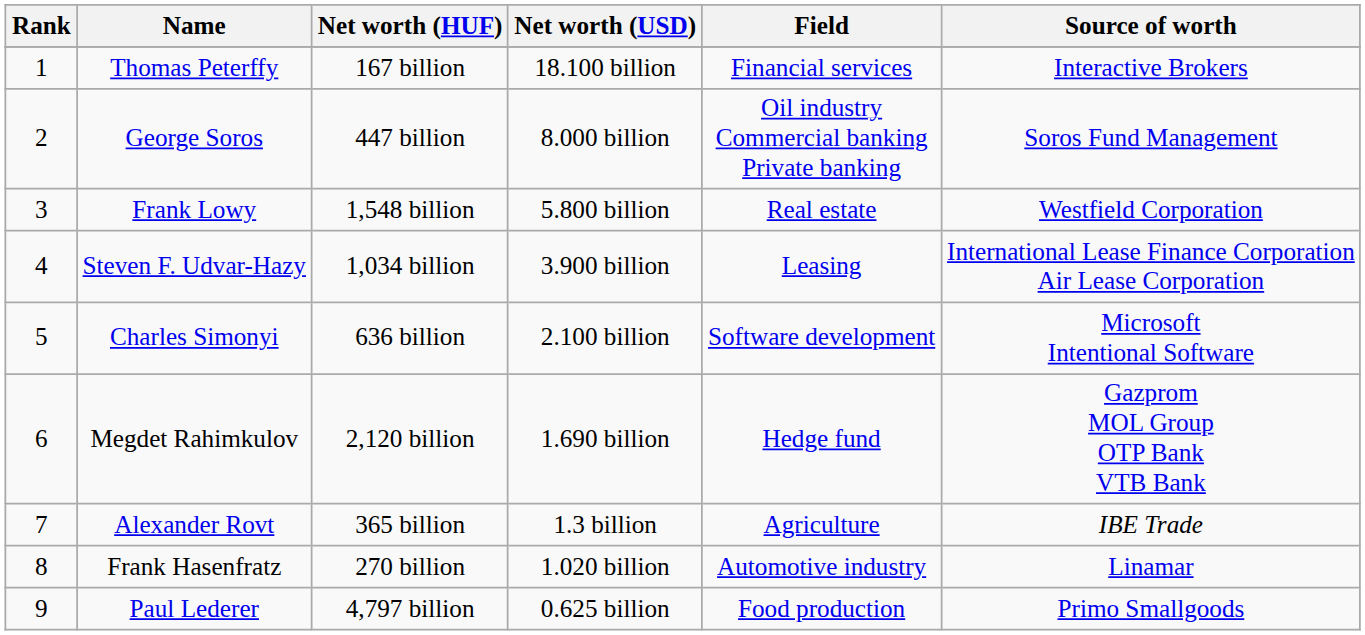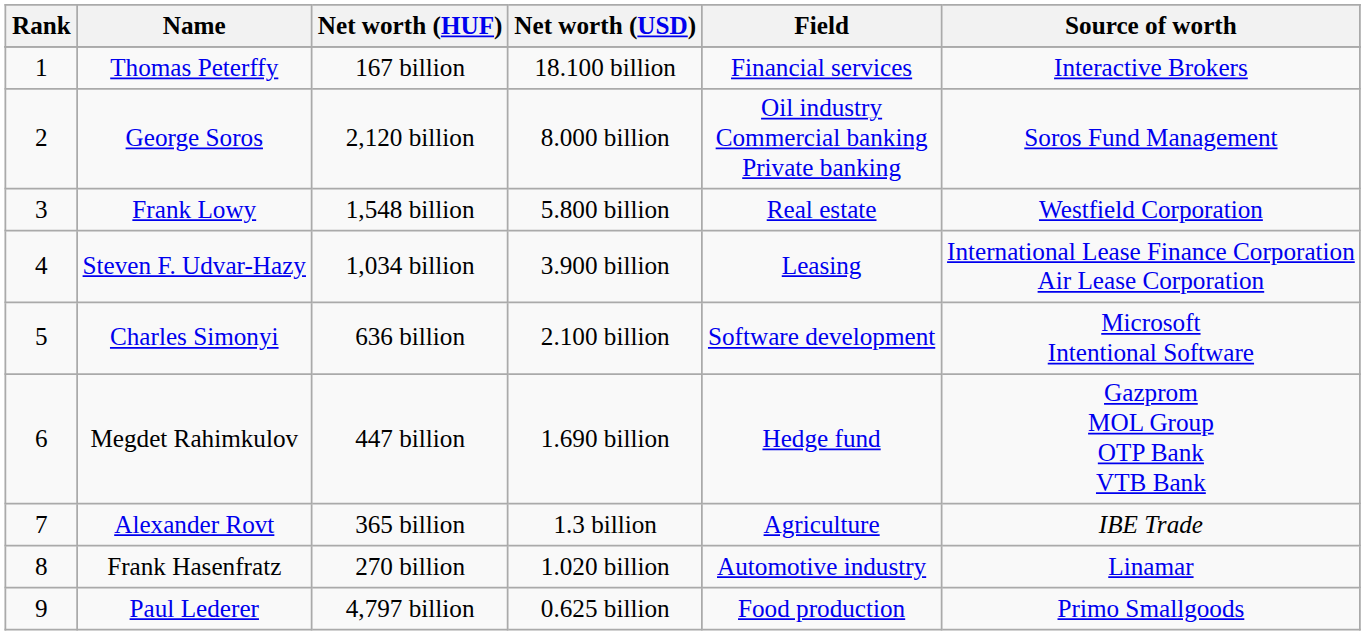(410, 138) 447 billion -> (410, 138) 2,120 billion
(410, 438) 2,120 billion -> (410, 438) 447 billion
